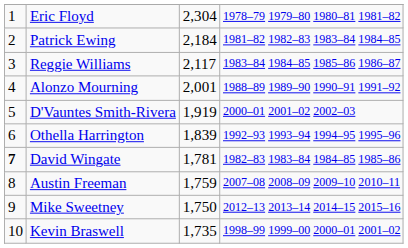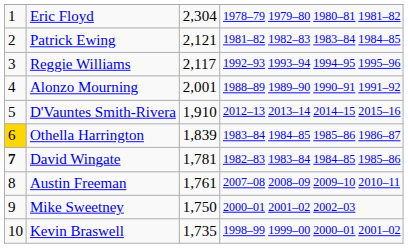(200, 40) 2,184 -> (200, 40) 2,121
(312, 64) 1983–84 1984–85 1985–86 1986–87 -> (312, 64) 1992–93 1993–94 1994–95 1995–96
(200, 111) 1,919 -> (200, 111) 1,910
(289, 111) 2000–01 2001–02 2002–03 -> (312, 111) 2012–13 2013–14 2014–15 2015–16
(12, 135) no background -> (12, 135) gold background
(312, 135) 1992–93 1993–94 1994–95 1995–96 -> (312, 135) 1983–84 1984–85 1985–86 1986–87
(200, 183) 1,759 -> (200, 183) 1,761
(312, 207) 2012–13 2013–14 2014–15 2015–16 -> (289, 207) 2000–01 2001–02 2002–03
